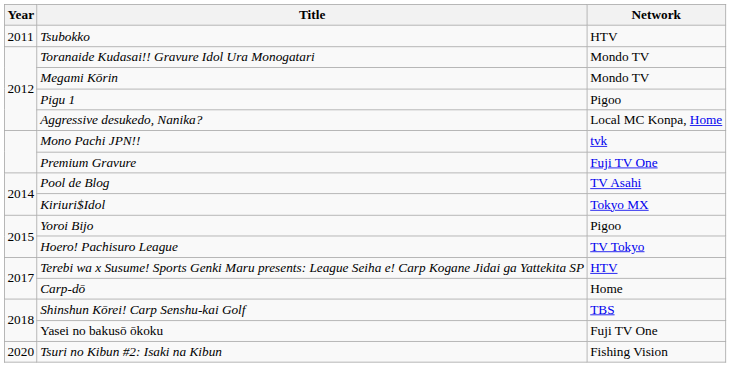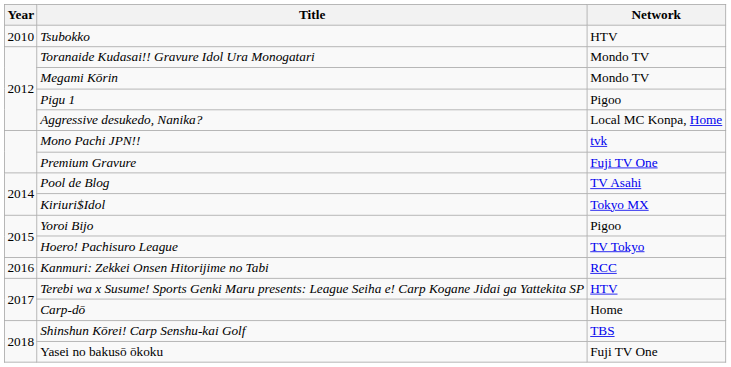(21, 36) 2011 -> (21, 36) 2010
+ row: (154, 267)
- row: (131, 352)
